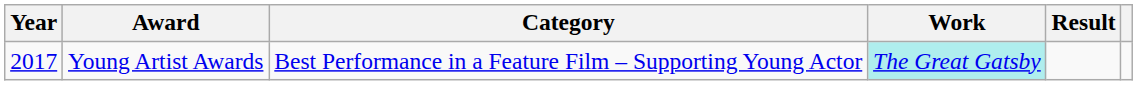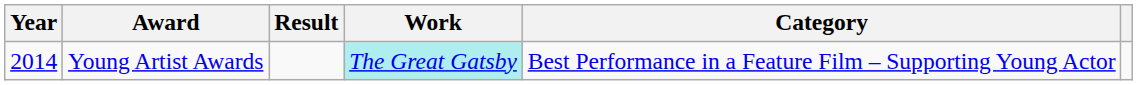columns swapped: (568, 23) <-> (1084, 23)
(34, 60) 2017 -> (34, 60) 2014
